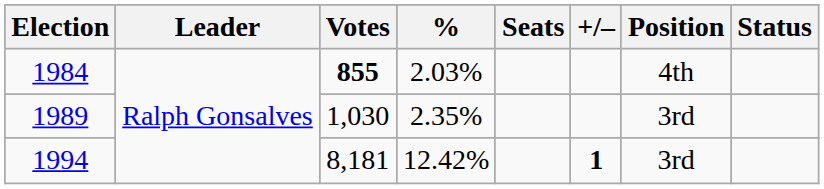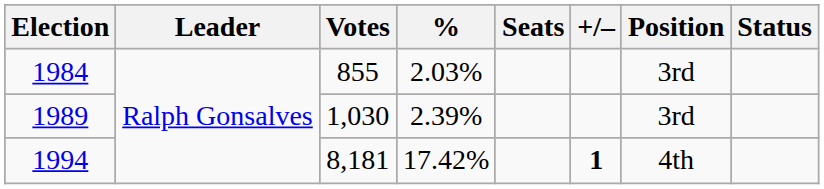(358, 71) bold -> (358, 71) normal
(676, 71) 4th -> (676, 71) 3rd
(446, 115) 2.35% -> (446, 115) 2.39%
(446, 159) 12.42% -> (446, 159) 17.42%
(676, 159) 3rd -> (676, 159) 4th
